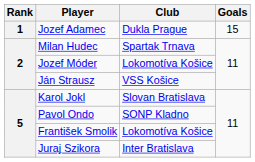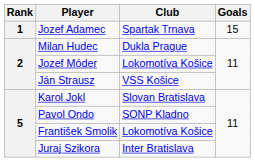(155, 30) Dukla Prague -> (158, 30) Spartak Trnava
(158, 47) Spartak Trnava -> (155, 47) Dukla Prague
